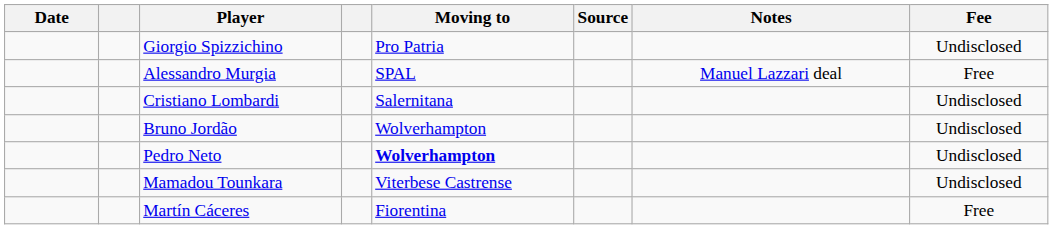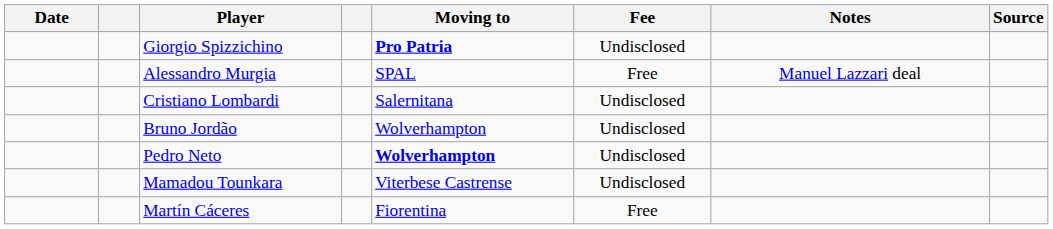columns swapped: (979, 18) <-> (603, 18)
(409, 45) normal -> (414, 45) bold
